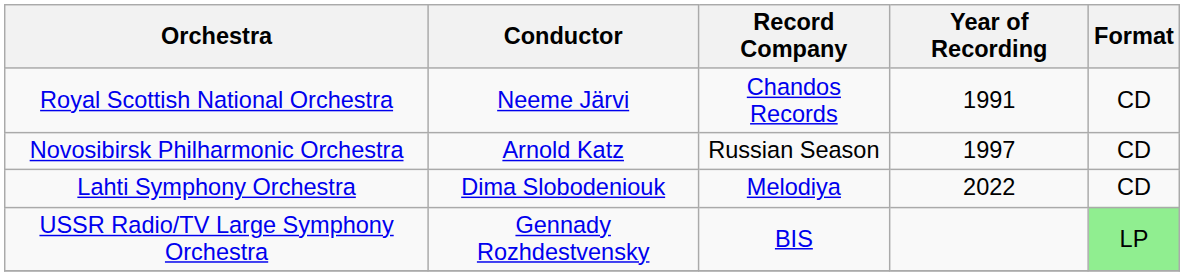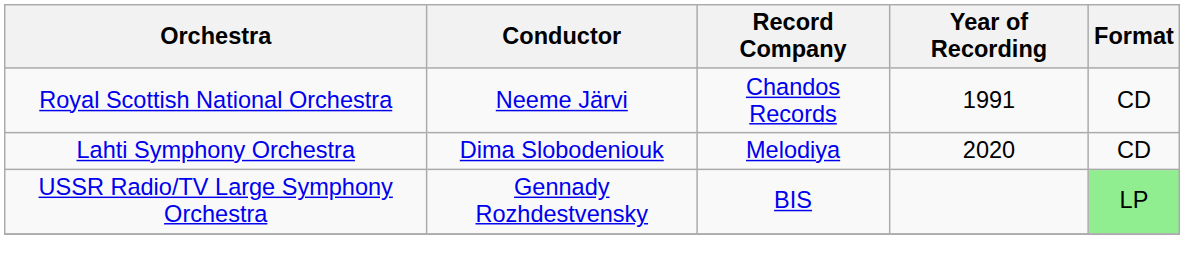- row: (217, 150)
(989, 187) 2022 -> (989, 150) 2020
